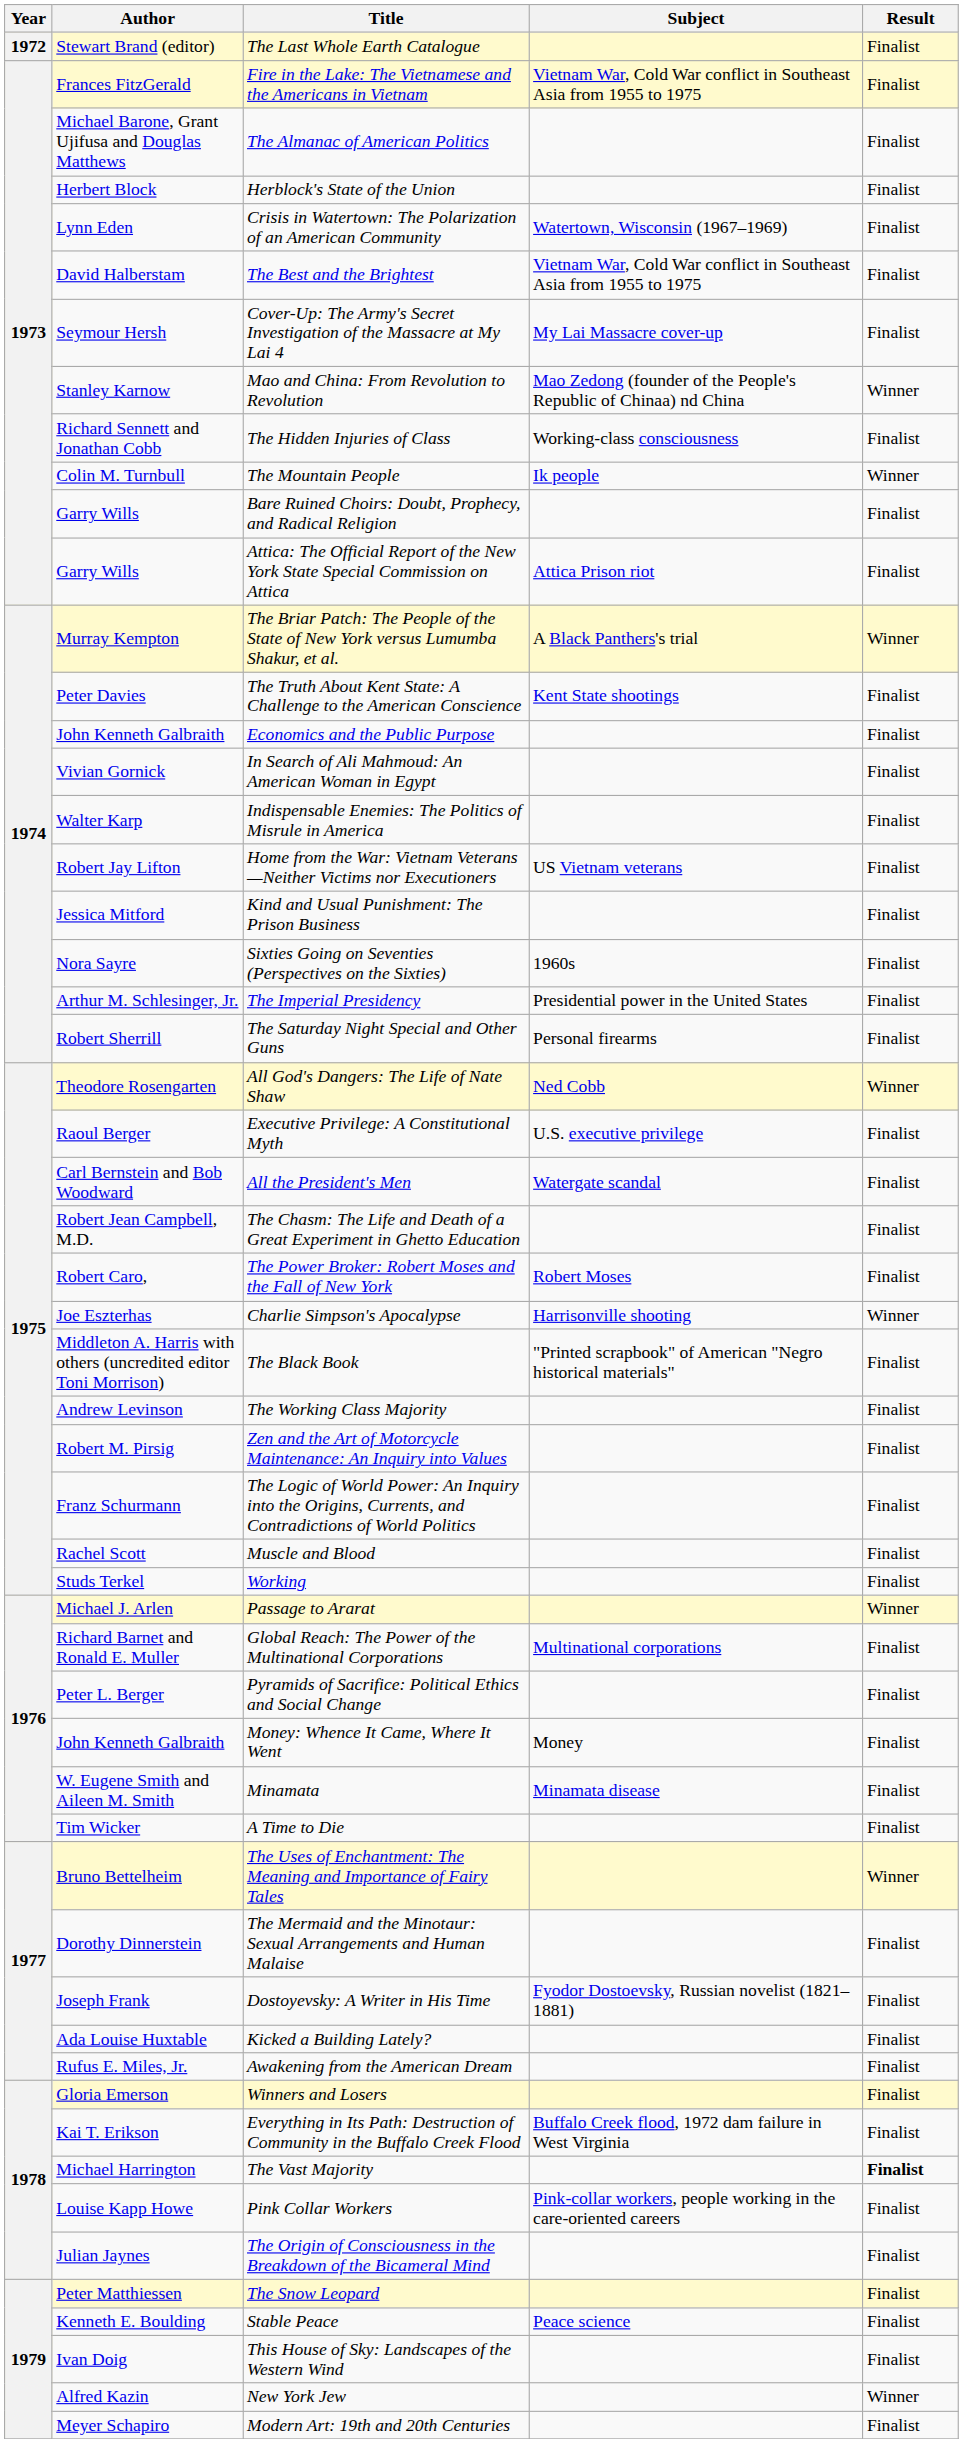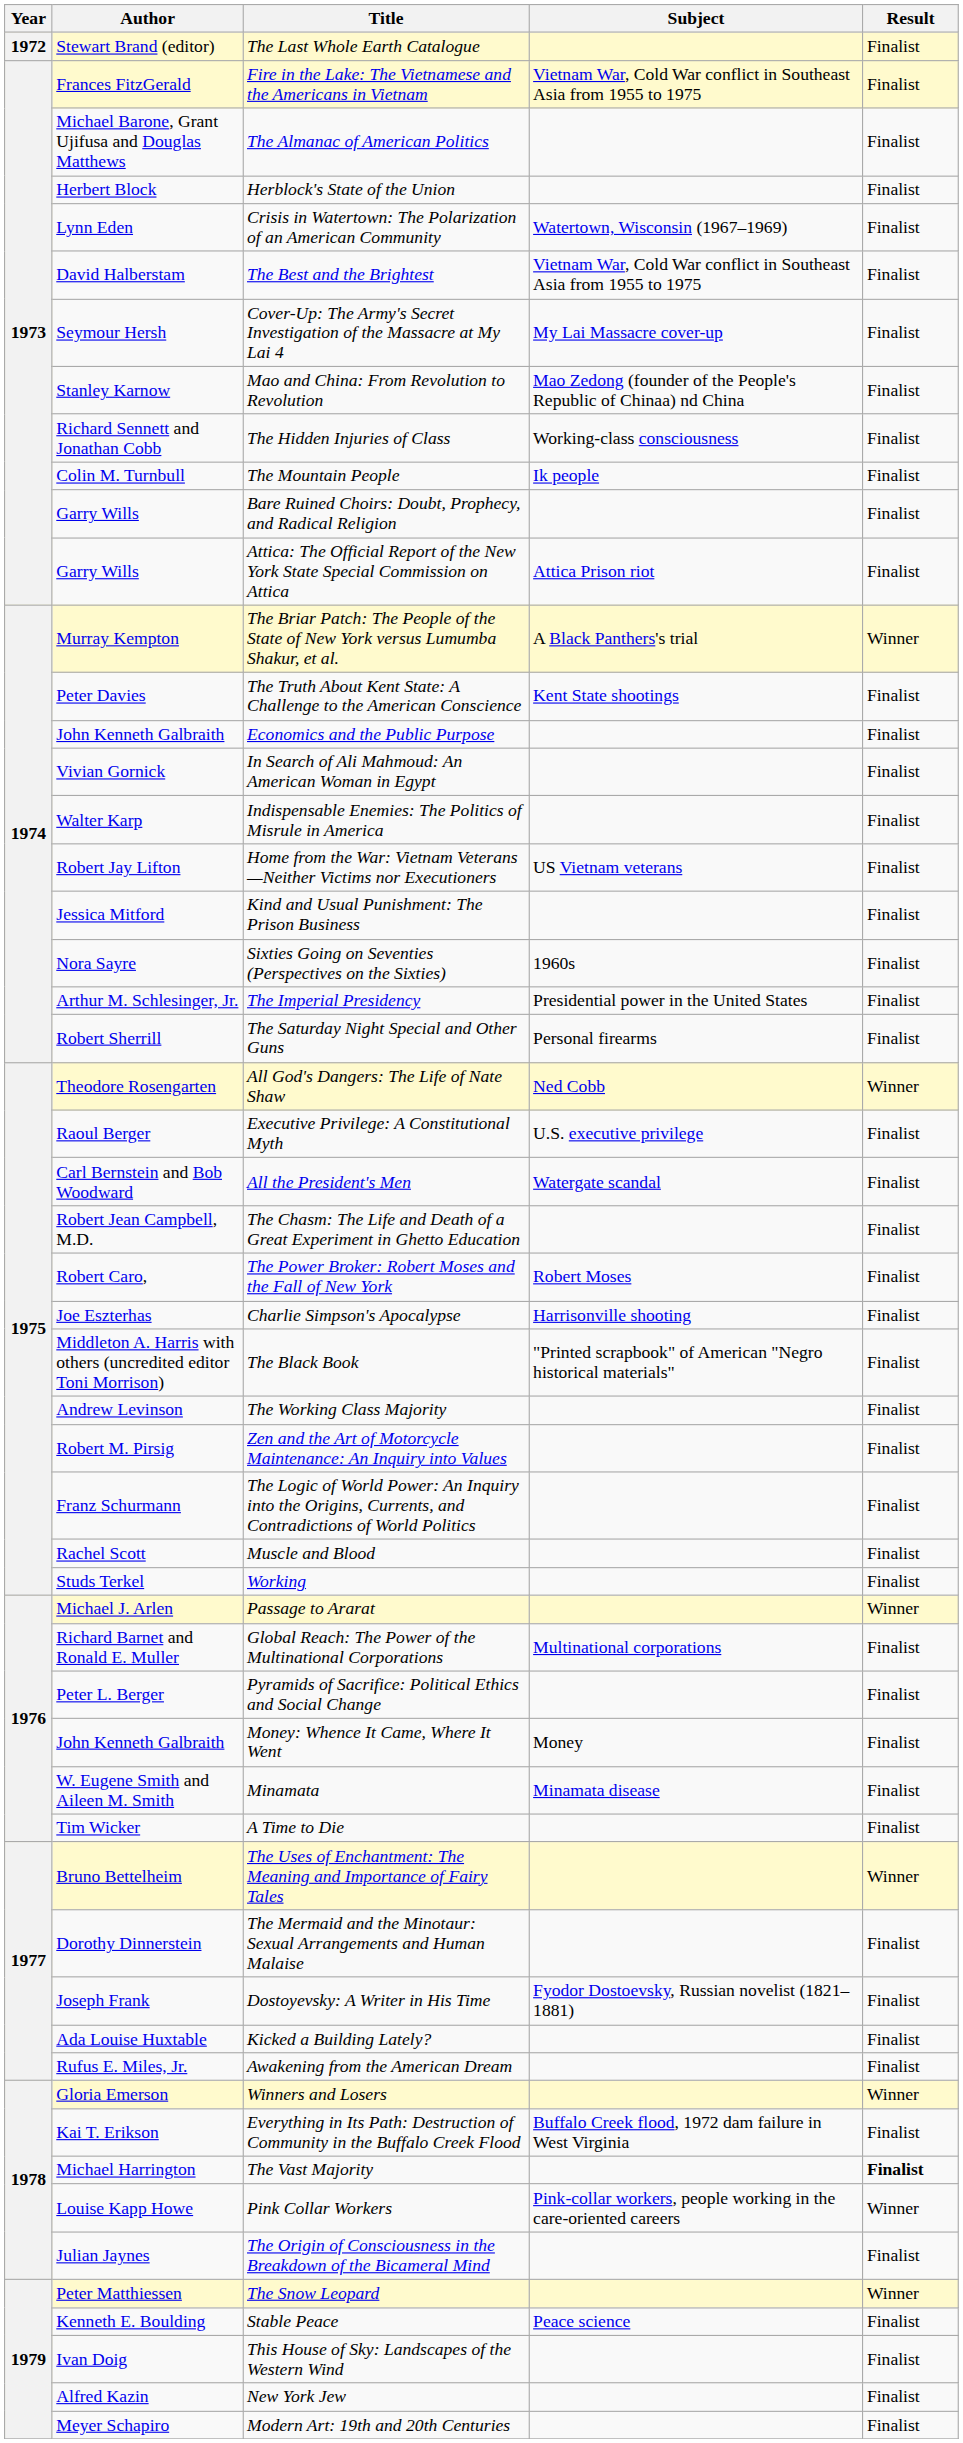(893, 390) Winner -> (893, 390) Finalist
(893, 475) Winner -> (893, 475) Finalist
(893, 1314) Winner -> (893, 1314) Finalist
(893, 2094) Finalist -> (893, 2094) Winner
(893, 2207) Finalist -> (893, 2207) Winner
(893, 2293) Finalist -> (893, 2293) Winner
(893, 2396) Winner -> (893, 2396) Finalist
